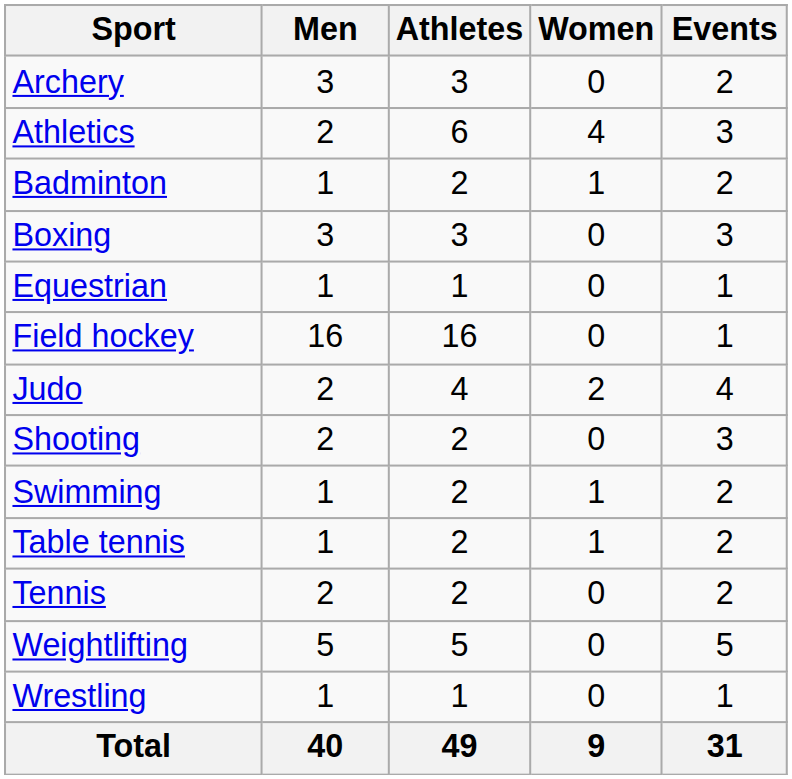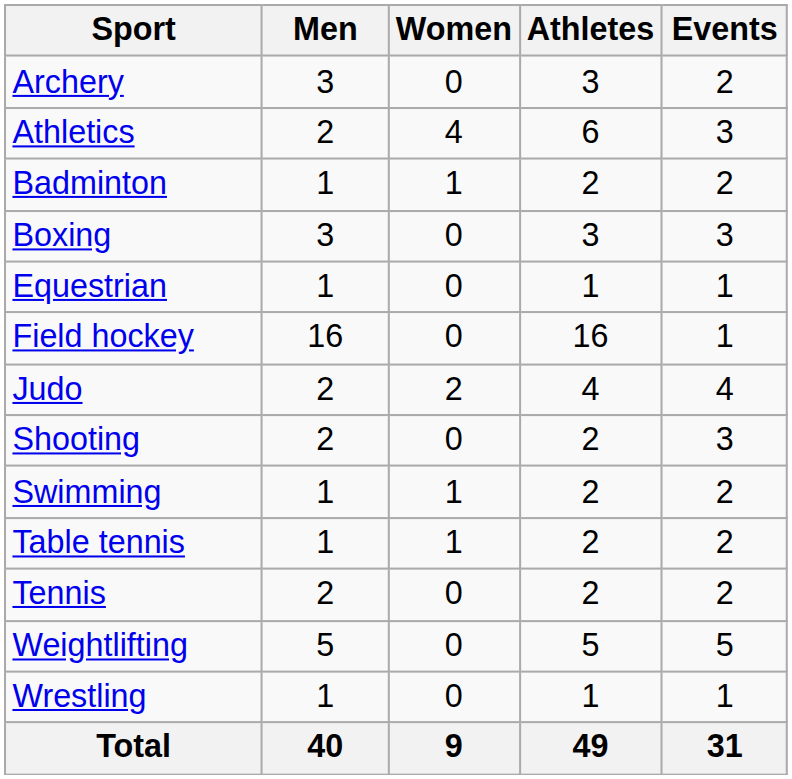columns swapped: (596, 30) <-> (460, 30)
